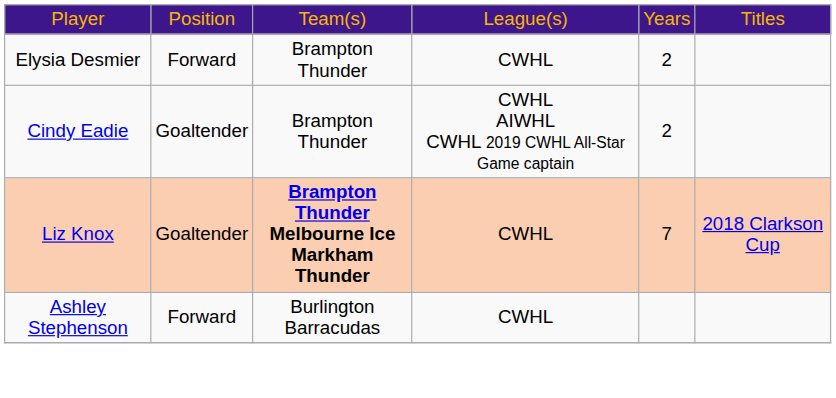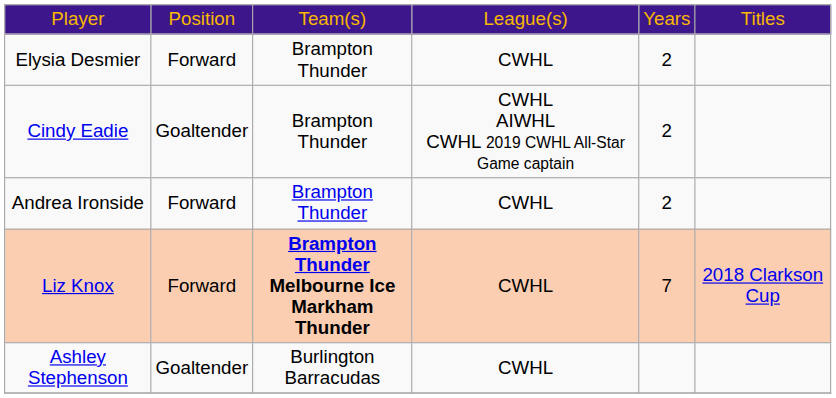+ row: (78, 203)
(202, 234) Goaltender -> (202, 285) Forward
(202, 317) Forward -> (202, 367) Goaltender
